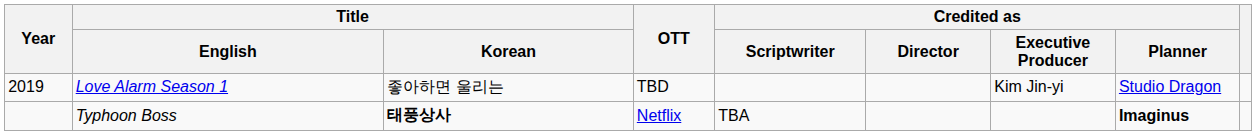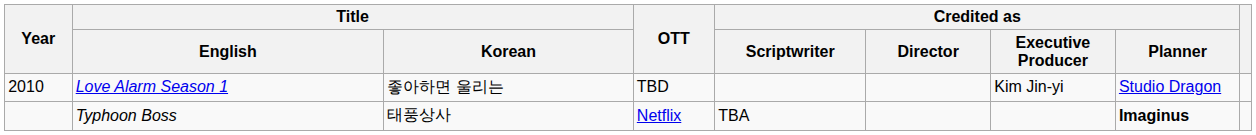(26, 87) 2019 -> (26, 87) 2010
(419, 115) bold -> (419, 115) normal
